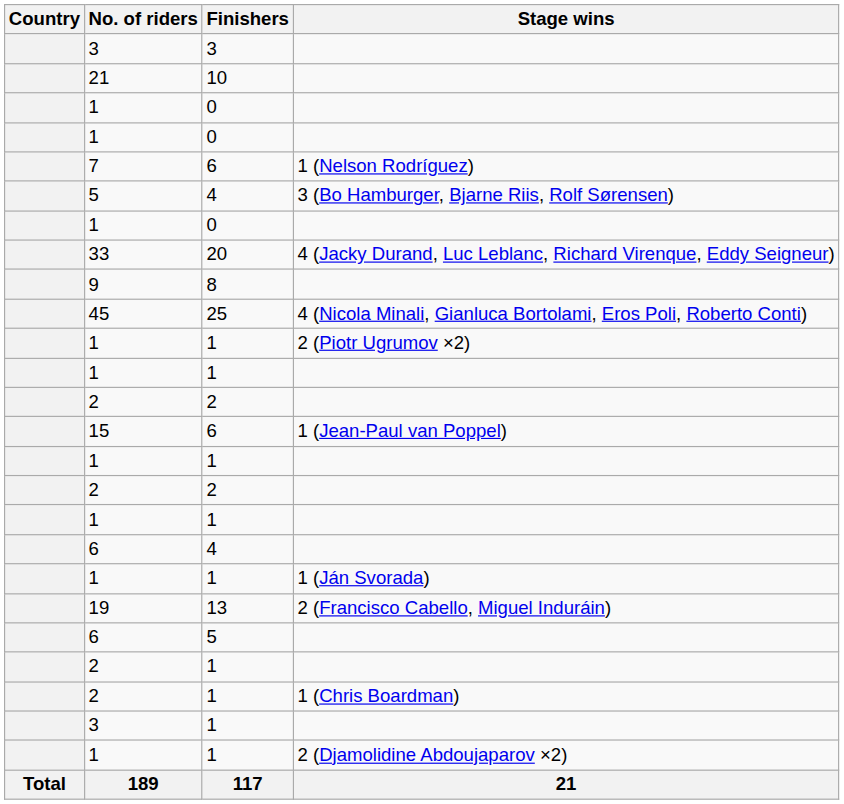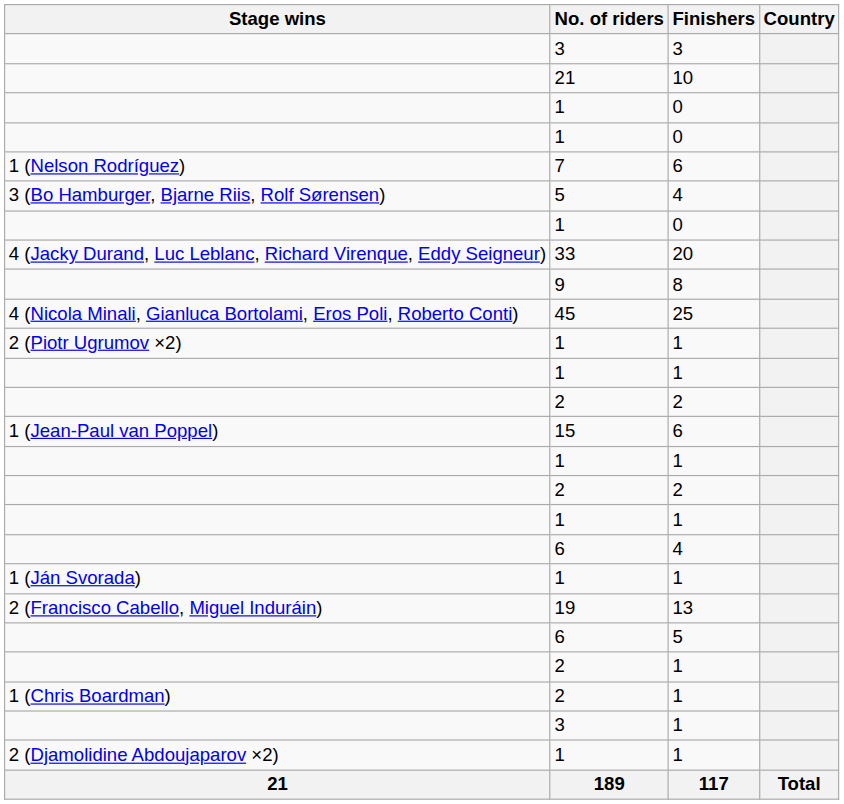columns swapped: (44, 19) <-> (566, 19)
